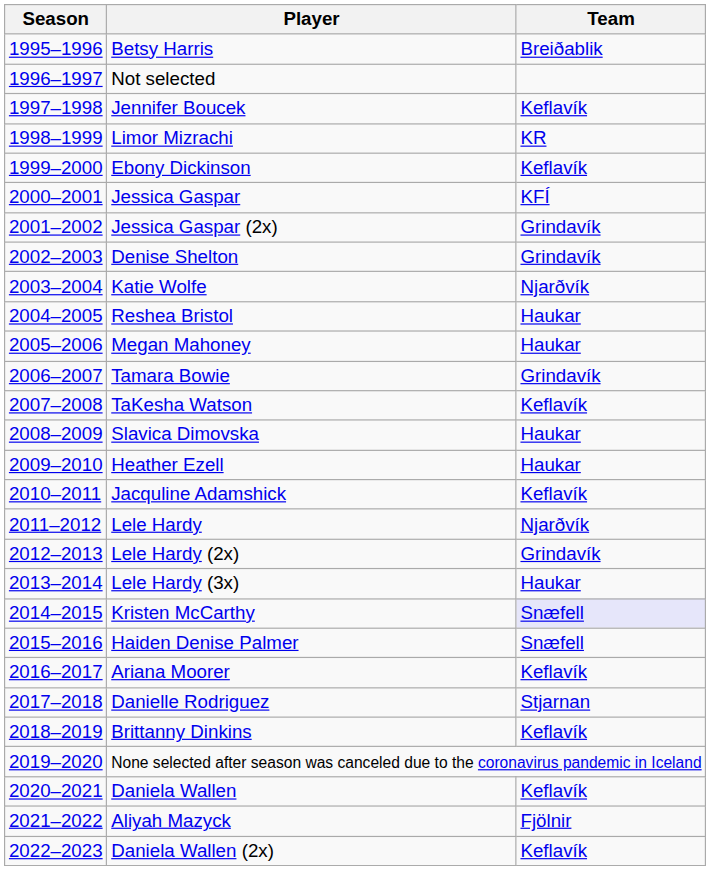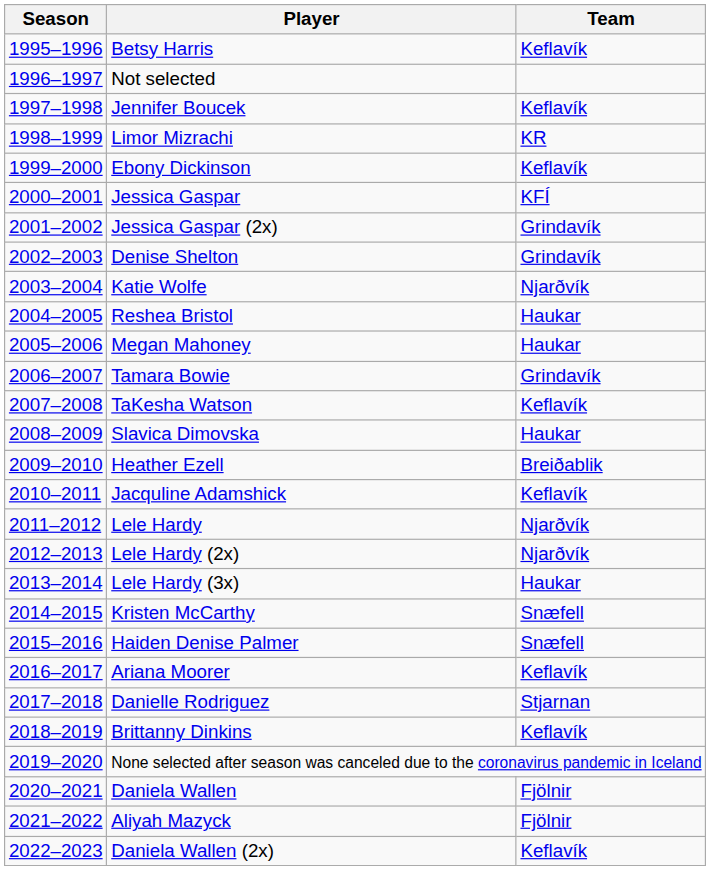(562, 49) Breiðablik -> (554, 49) Keflavík
(551, 464) Haukar -> (562, 464) Breiðablik
(561, 553) Grindavík -> (555, 553) Njarðvík
(552, 613) lavender background -> (552, 613) no background
(554, 791) Keflavík -> (546, 791) Fjölnir
